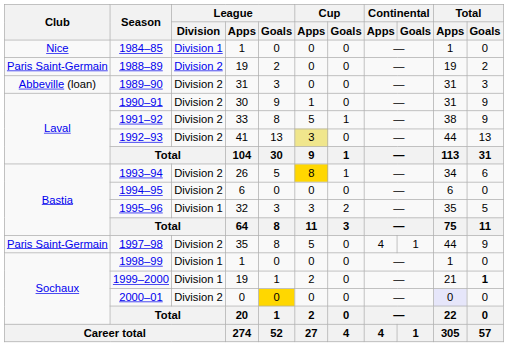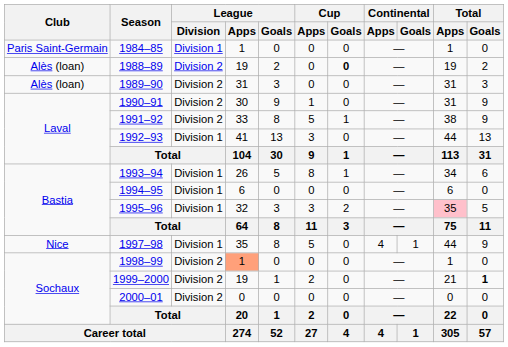(57, 48) Nice -> (57, 48) Paris Saint-Germain
(57, 66) Paris Saint-Germain -> (57, 66) Alès (loan)
(346, 66) normal -> (346, 66) bold
(57, 84) Abbeville (loan) -> (57, 84) Alès (loan)
(198, 137) Division 2 -> (198, 137) Division 1
(311, 137) khaki background -> (311, 137) no background
(198, 173) Division 2 -> (198, 173) Division 1
(311, 173) gold background -> (311, 173) no background
(198, 191) Division 2 -> (198, 191) Division 1
(450, 208) no background -> (450, 208) pink background
(57, 244) Paris Saint-Germain -> (57, 244) Nice
(198, 244) Division 2 -> (198, 244) Division 1
(198, 262) Division 1 -> (198, 262) Division 2
(242, 262) no background -> (242, 262) lightsalmon background
(198, 279) Division 1 -> (198, 279) Division 2
(277, 297) gold background -> (277, 297) no background
(450, 297) lavender background -> (450, 297) no background
